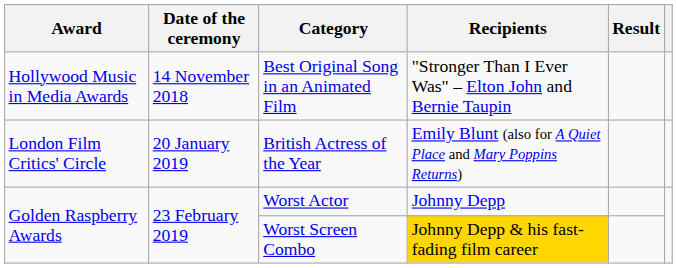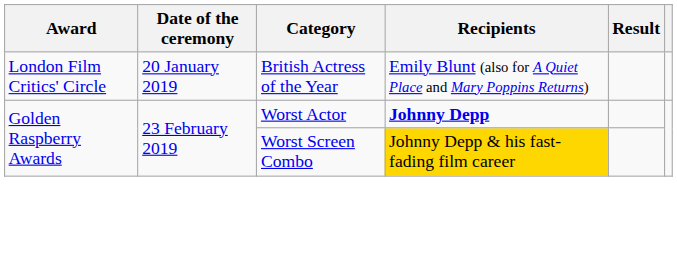- row: (331, 85)
(458, 201) normal -> (439, 113) bold
